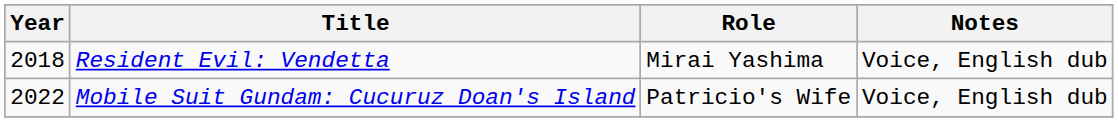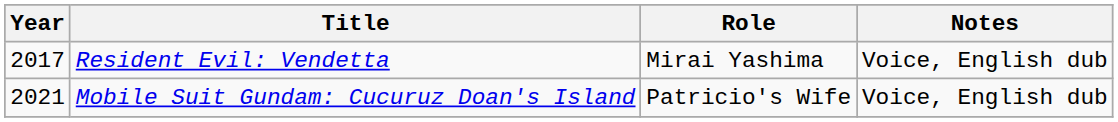(38, 60) 2018 -> (38, 60) 2017
(38, 98) 2022 -> (38, 98) 2021
